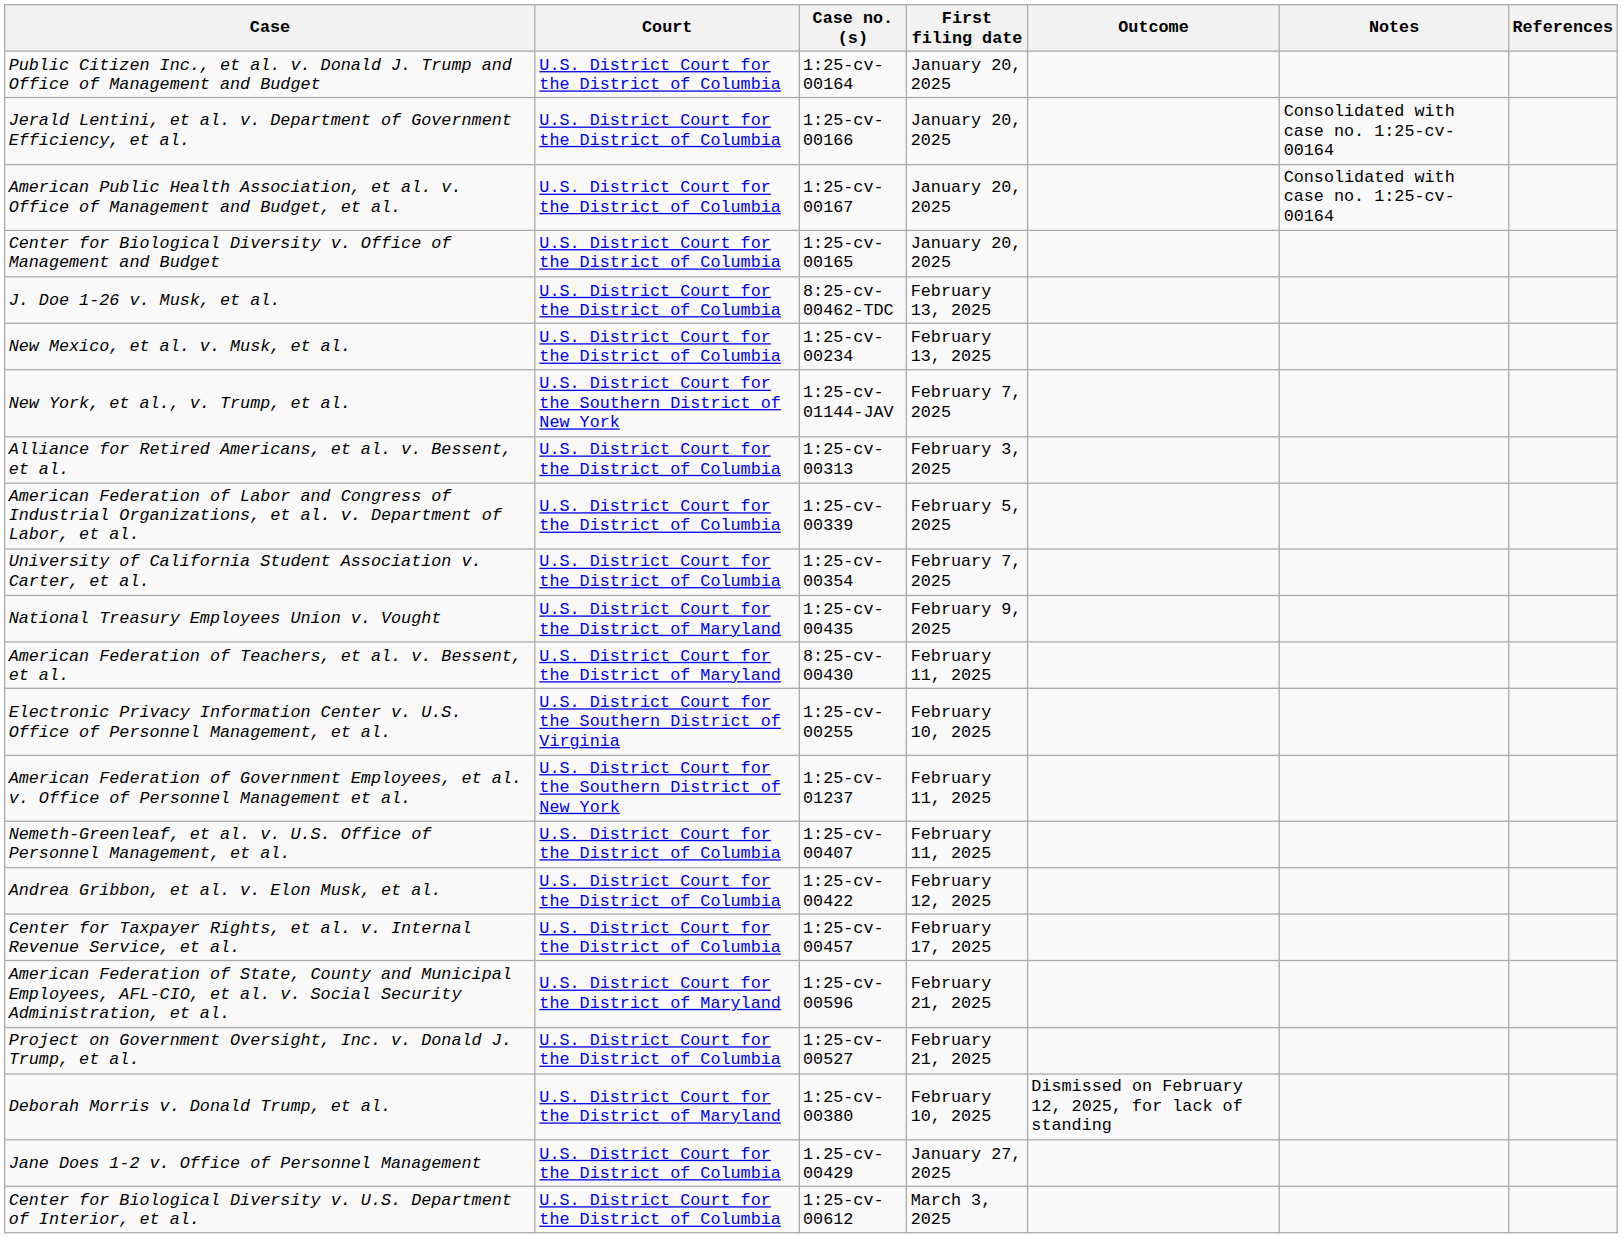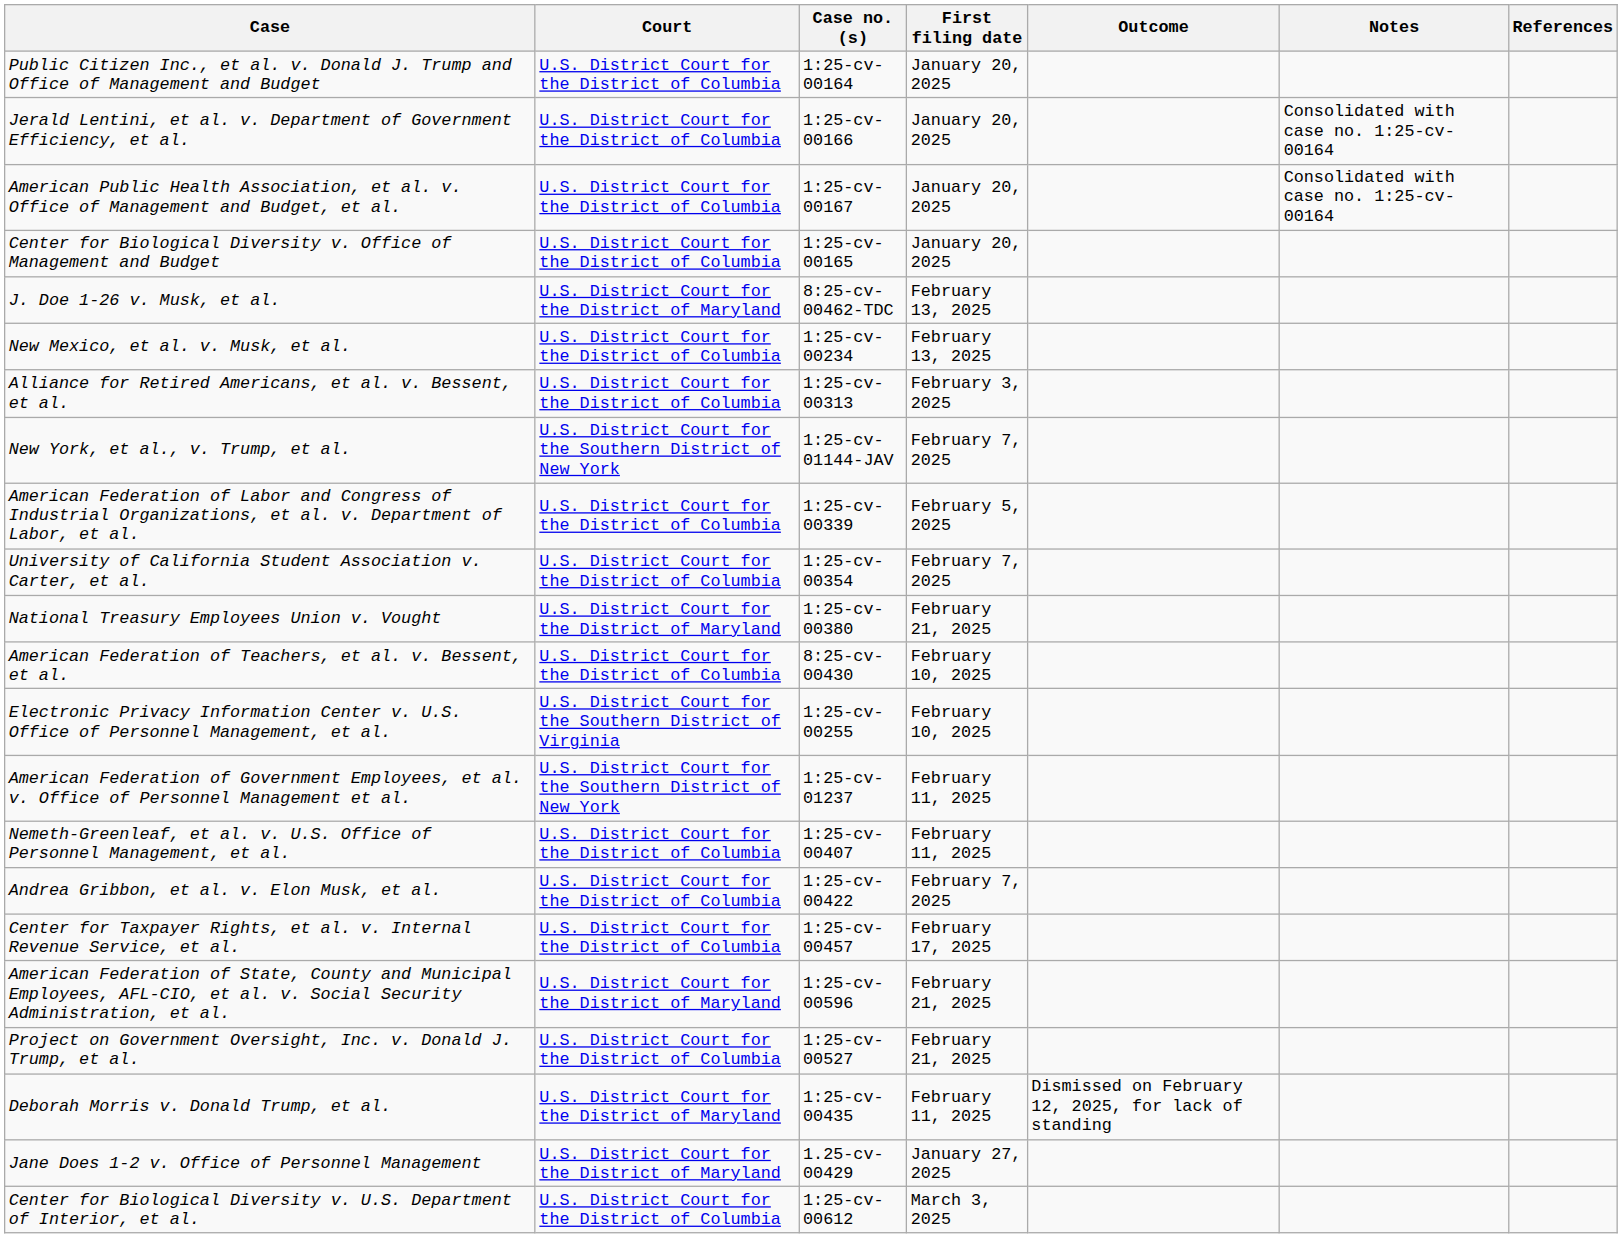(660, 300) U.S. District Court for the District of Columbia -> (660, 300) U.S. District Court for the District of Maryland
rows swapped: (260, 459) <-> (180, 403)
(843, 619) 1:25-cv-00435 -> (843, 619) 1:25-cv-00380
(966, 619) February 9, 2025 -> (951, 619) February 21, 2025
(660, 666) U.S. District Court for the District of Maryland -> (660, 666) U.S. District Court for the District of Columbia
(951, 666) February 11, 2025 -> (951, 666) February 10, 2025
(951, 891) February 12, 2025 -> (966, 891) February 7, 2025
(843, 1107) 1:25-cv-00380 -> (843, 1107) 1:25-cv-00435
(951, 1107) February 10, 2025 -> (951, 1107) February 11, 2025
(660, 1163) U.S. District Court for the District of Columbia -> (660, 1163) U.S. District Court for the District of Maryland
